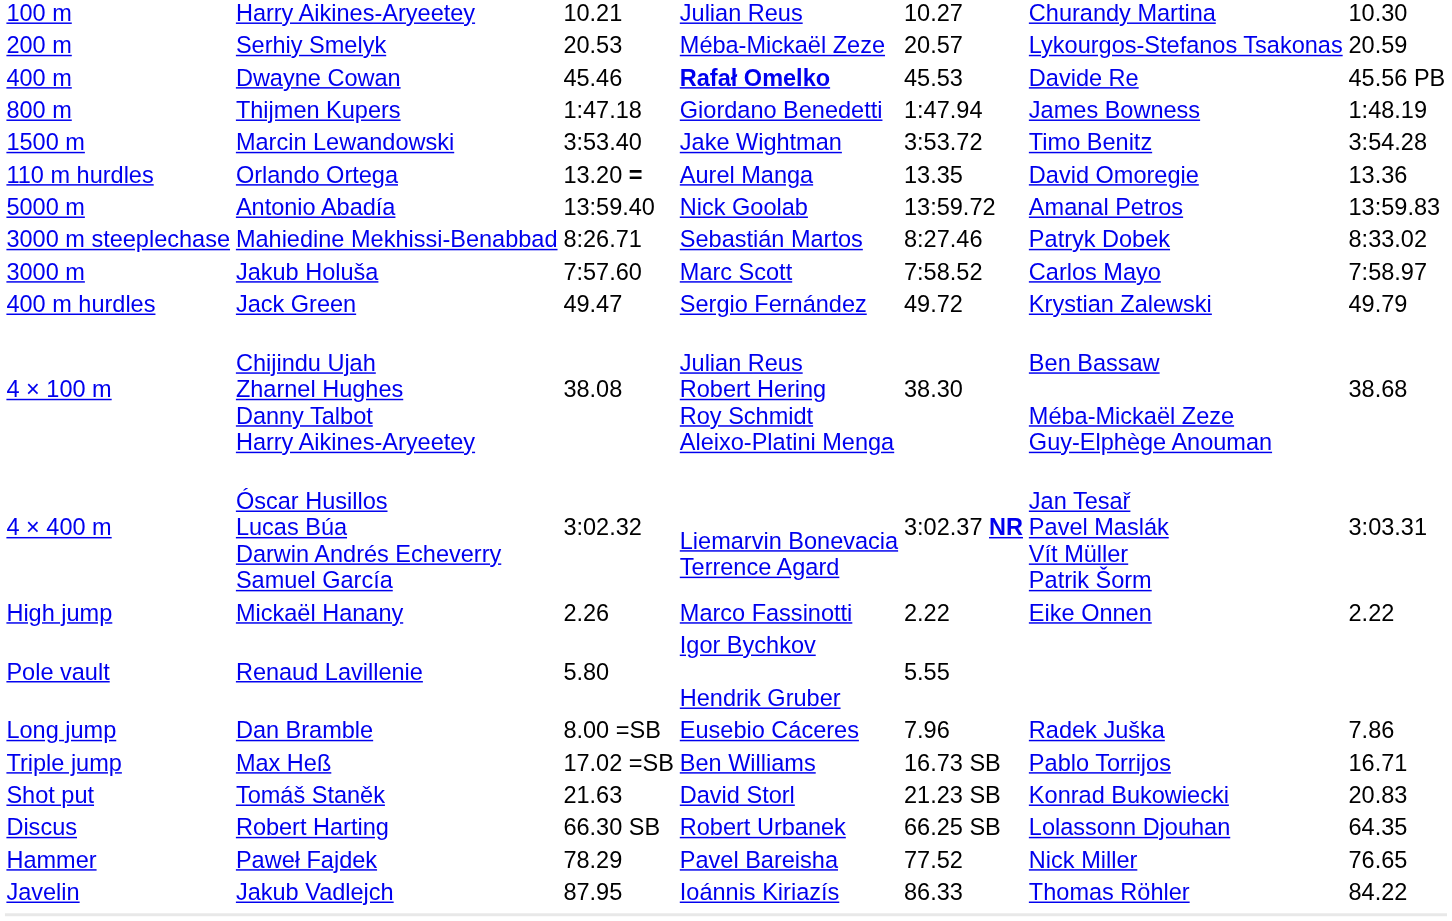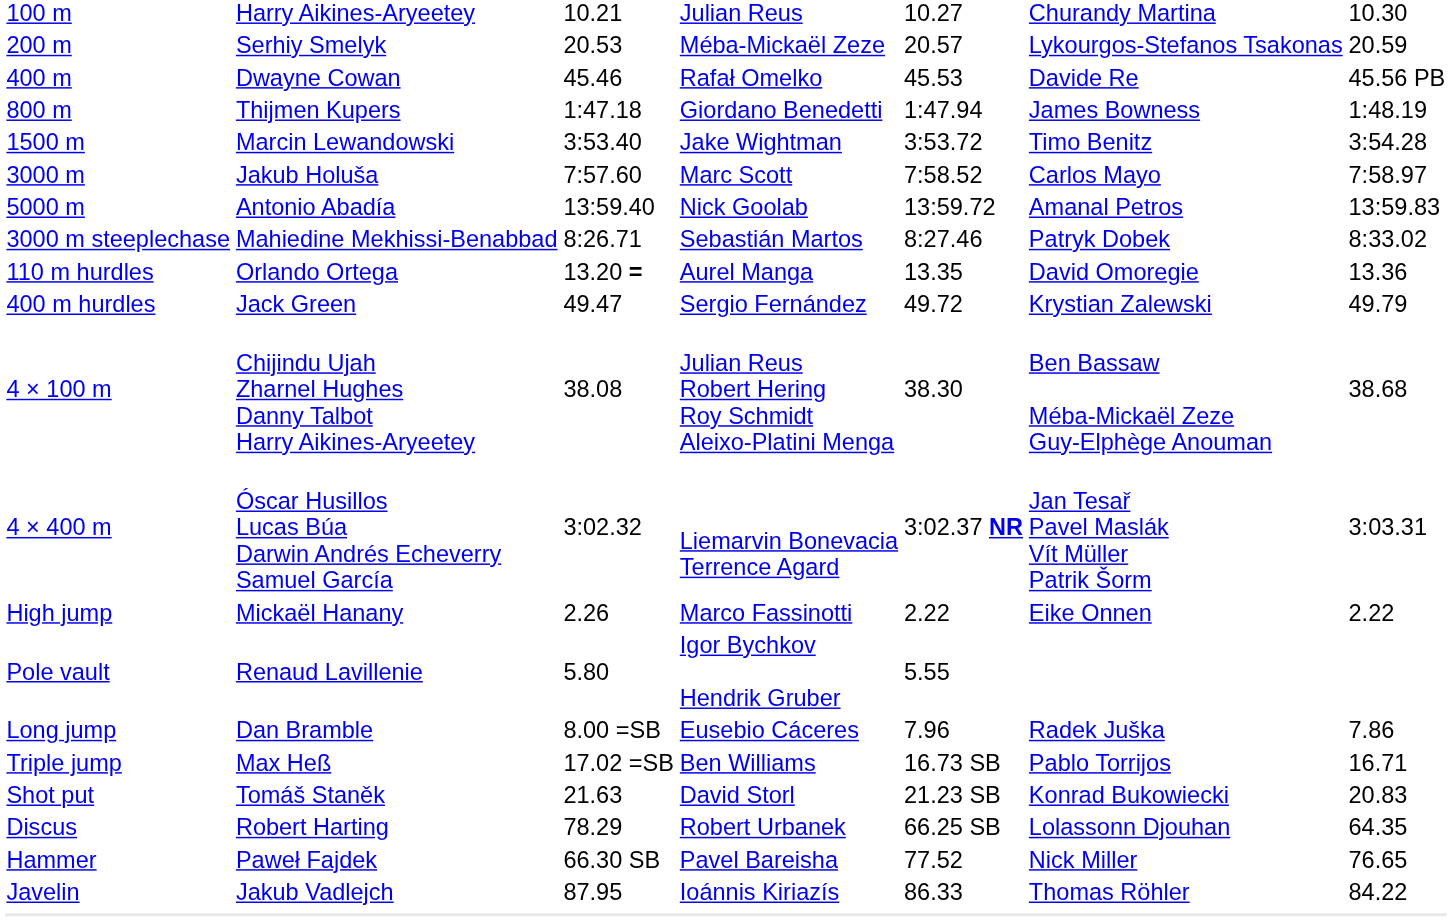(755, 78) bold -> (751, 78) normal
rows swapped: (46, 272) <-> (80, 175)
(612, 827) 66.30 SB -> (593, 827) 78.29
(593, 860) 78.29 -> (612, 860) 66.30 SB
